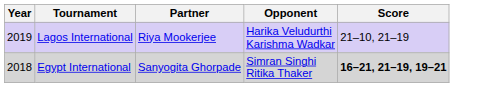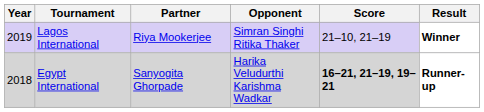+ column: (449, 14)
(291, 38) Harika Veludurthi Karishma Wadkar -> (268, 38) Simran Singhi Ritika Thaker
(281, 68) Simran Singhi Ritika Thaker -> (259, 80) Harika Veludurthi Karishma Wadkar
